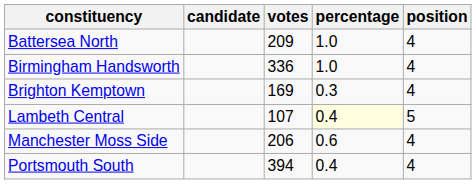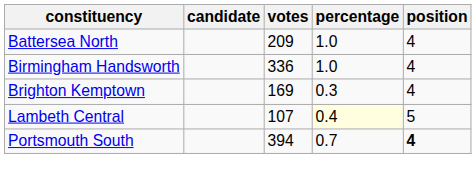- row: (88, 141)
(327, 166) 0.4 -> (327, 141) 0.7
(411, 166) normal -> (411, 141) bold
